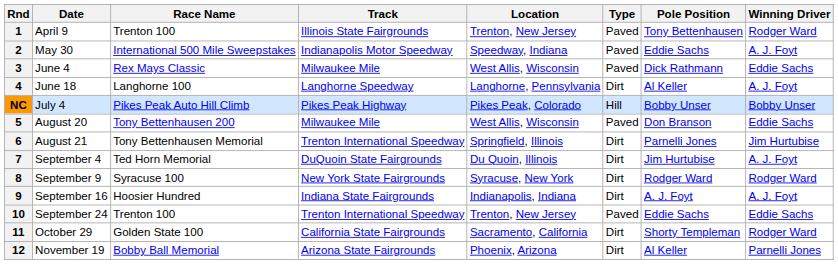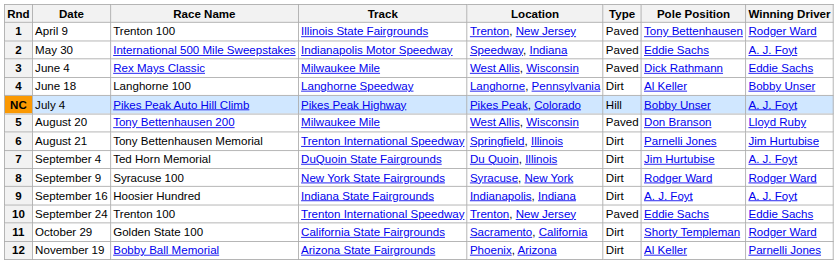(773, 86) A. J. Foyt -> (782, 86) Bobby Unser
(782, 104) Bobby Unser -> (773, 104) A. J. Foyt
(781, 122) Eddie Sachs -> (777, 122) Lloyd Ruby
